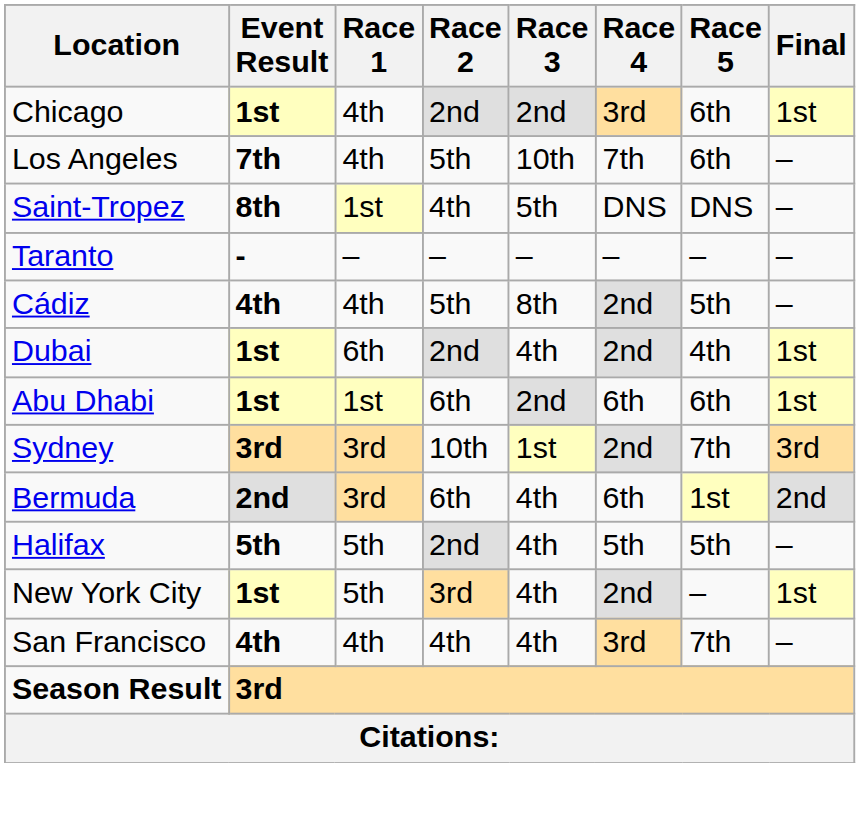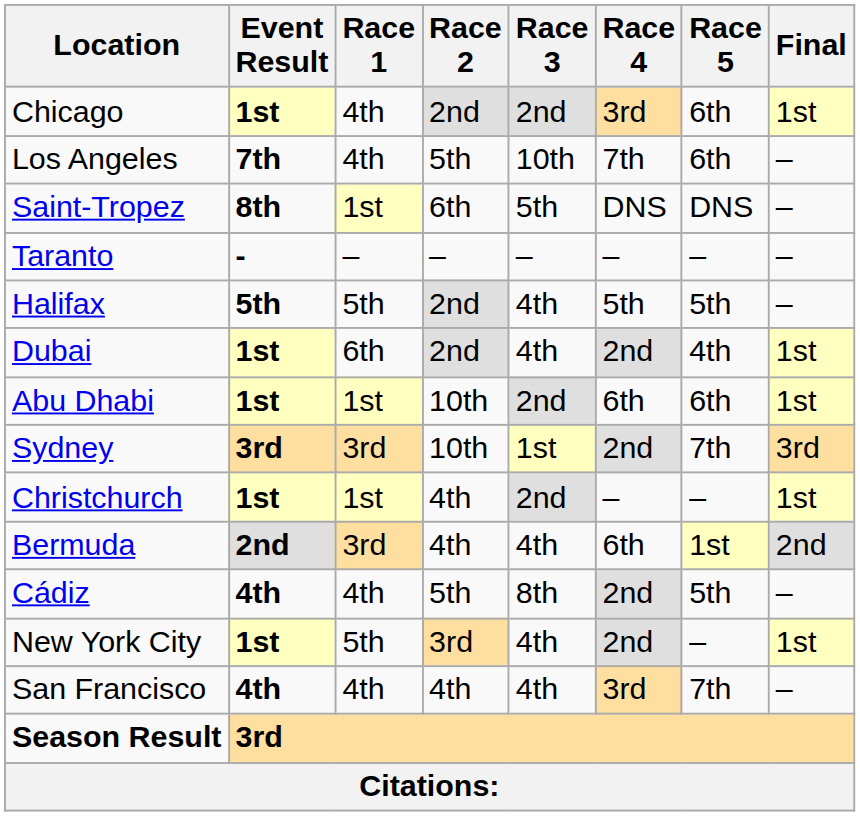(450, 207) 4th -> (450, 207) 6th
rows swapped: (51, 303) <-> (58, 544)
(450, 400) 6th -> (459, 400) 10th
+ row: (97, 496)
(450, 496) 6th -> (450, 544) 4th
